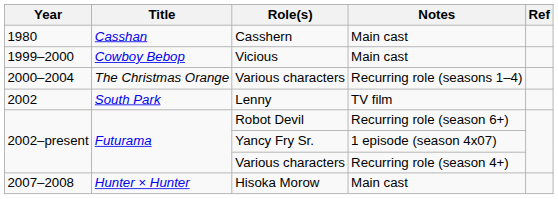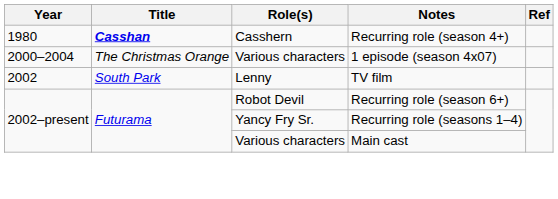(121, 36) normal -> (123, 36) bold
(380, 36) Main cast -> (430, 36) Recurring role (season 4+)
- row: (41, 57)
(437, 78) Recurring role (seasons 1–4) -> (424, 57) 1 episode (season 4x07)
(424, 141) 1 episode (season 4x07) -> (437, 120) Recurring role (seasons 1–4)
(430, 162) Recurring role (season 4+) -> (380, 141) Main cast
- row: (41, 183)
